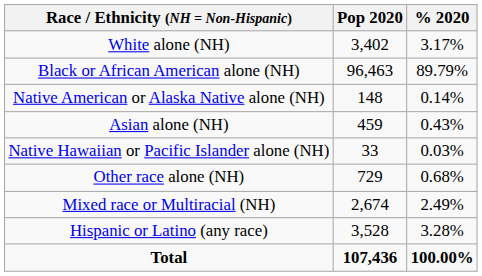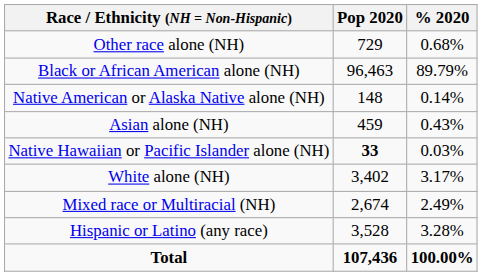rows swapped: (169, 44) <-> (169, 177)
(370, 151) normal -> (370, 151) bold
